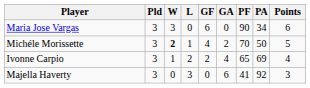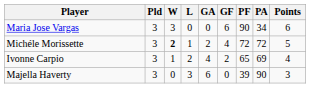columns swapped: (207, 12) <-> (226, 12)
(244, 43) 70 -> (244, 43) 72
(261, 43) 50 -> (261, 43) 72
(244, 75) 41 -> (244, 75) 39
(261, 75) 92 -> (261, 75) 90
